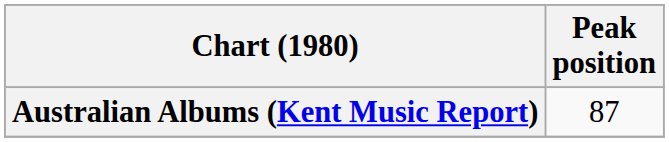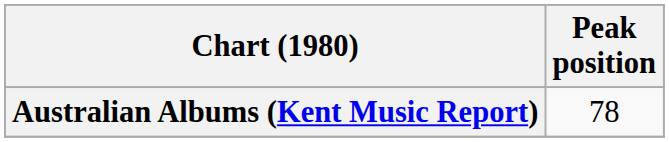(604, 111) 87 -> (604, 111) 78
